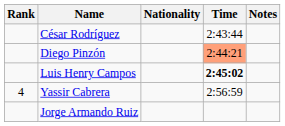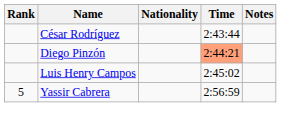(225, 73) bold -> (221, 73) normal
(21, 92) 4 -> (21, 92) 5
- row: (89, 112)
